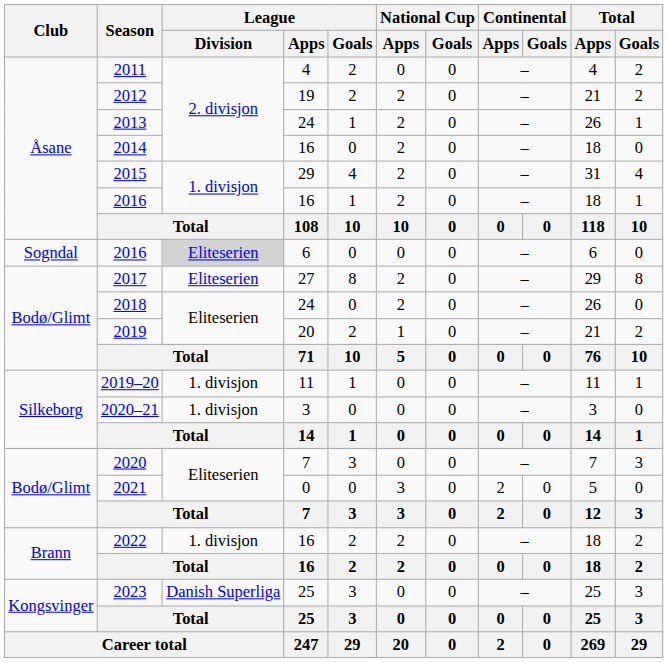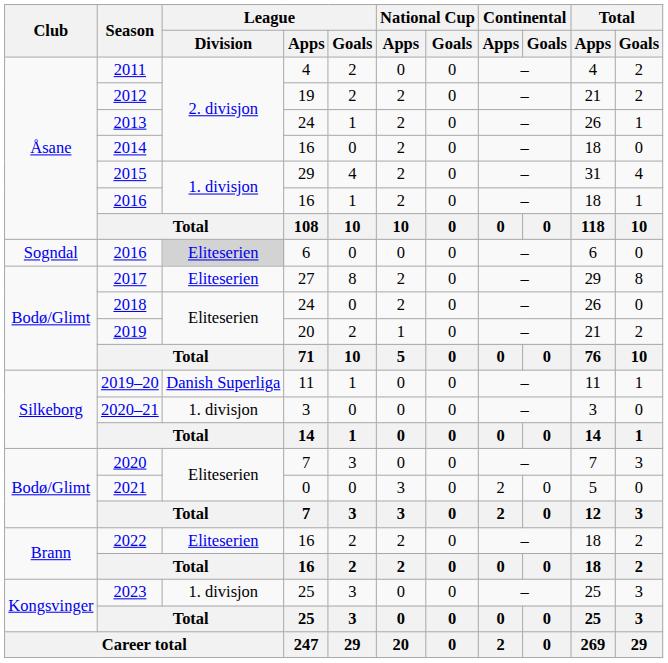(223, 383) 1. divisjon -> (223, 383) Danish Superliga
(223, 540) 1. divisjon -> (223, 540) Eliteserien
(223, 592) Danish Superliga -> (223, 592) 1. divisjon
